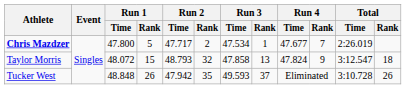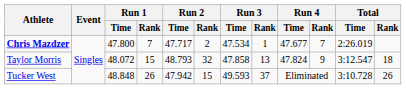(150, 44) 5 -> (150, 44) 7
(207, 76) 35 -> (207, 76) 15
